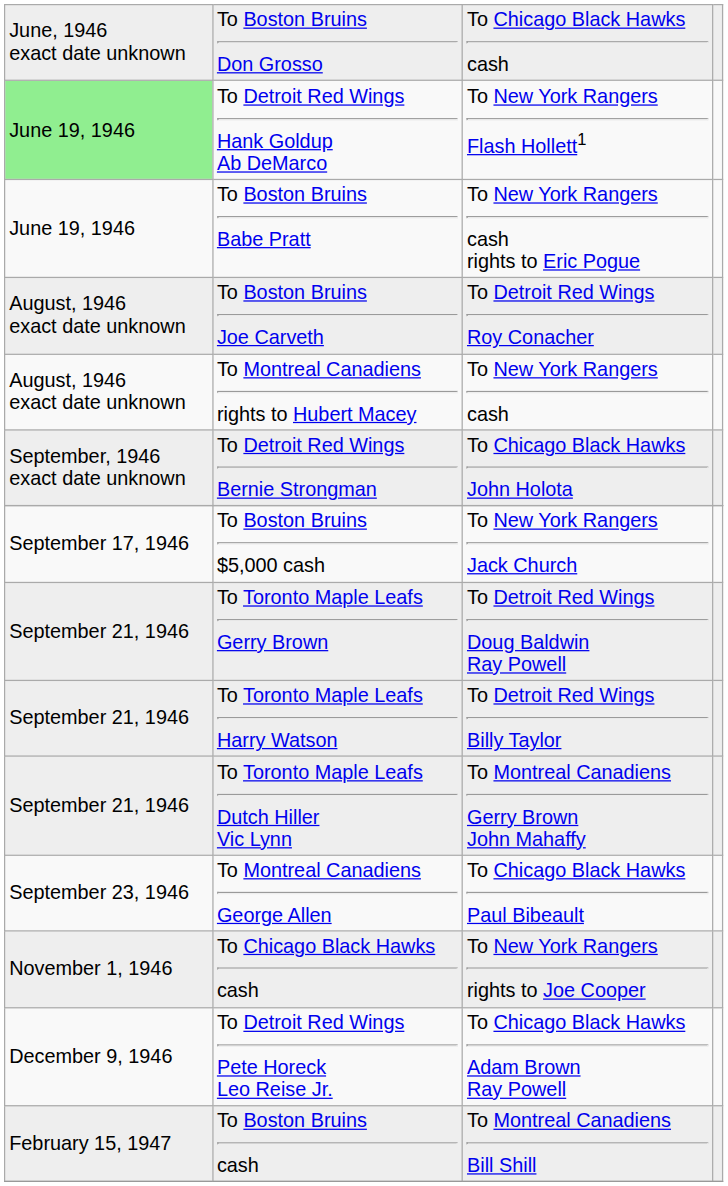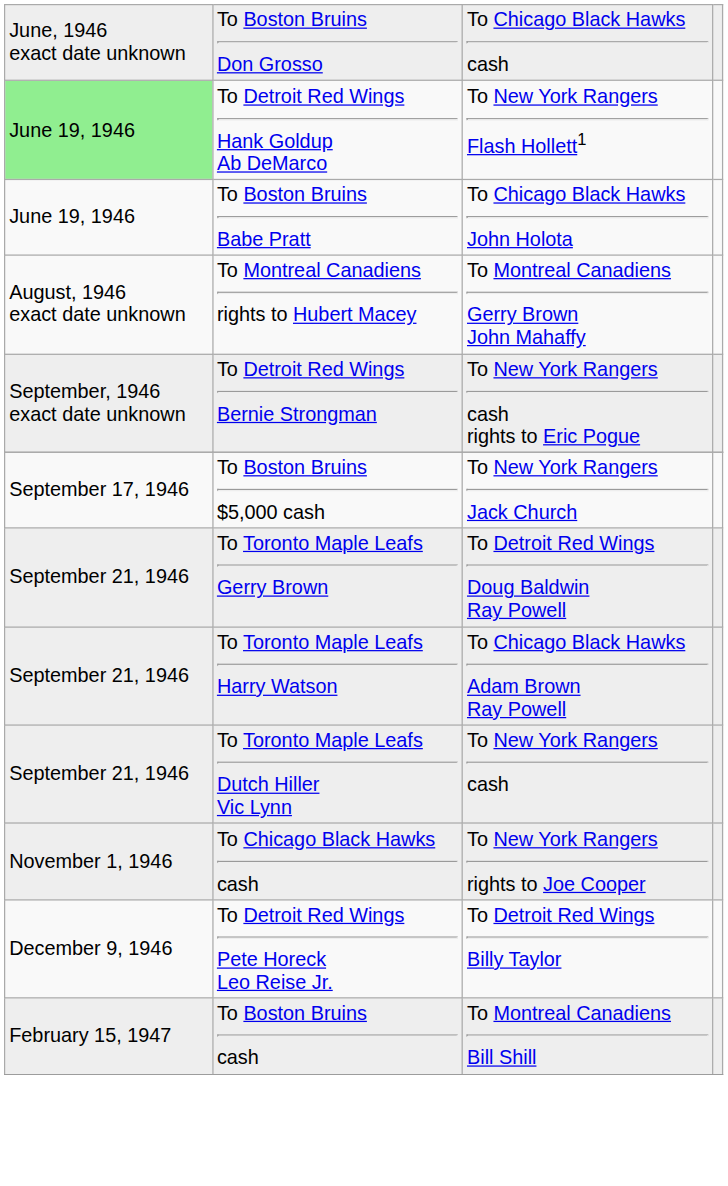(587, 228) To New York Rangers cash rights to Eric Pogue -> (587, 217) To Chicago Black Hawks John Holota
- row: (337, 315)
(587, 391) To New York Rangers cash -> (587, 304) To Montreal Canadiens Gerry Brown John Mahaffy
(587, 467) To Chicago Black Hawks John Holota -> (587, 402) To New York Rangers cash rights to Eric Pogue
(587, 718) To Detroit Red Wings Billy Taylor -> (587, 675) To Chicago Black Hawks Adam Brown Ray Powell
(587, 805) To Montreal Canadiens Gerry Brown John Mahaffy -> (587, 762) To New York Rangers cash
- row: (337, 892)
(587, 1056) To Chicago Black Hawks Adam Brown Ray Powell -> (587, 937) To Detroit Red Wings Billy Taylor
